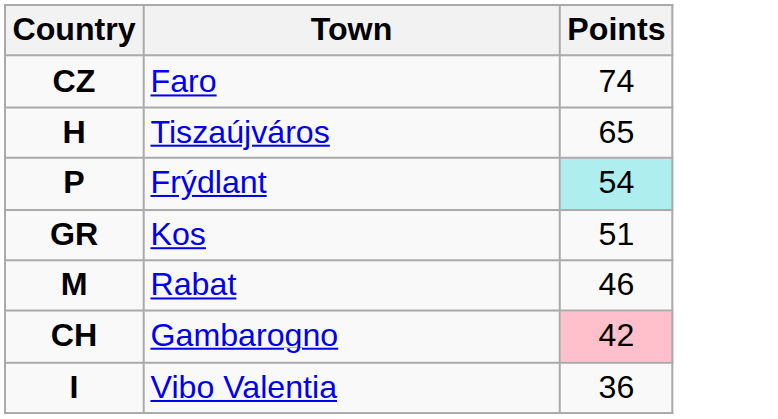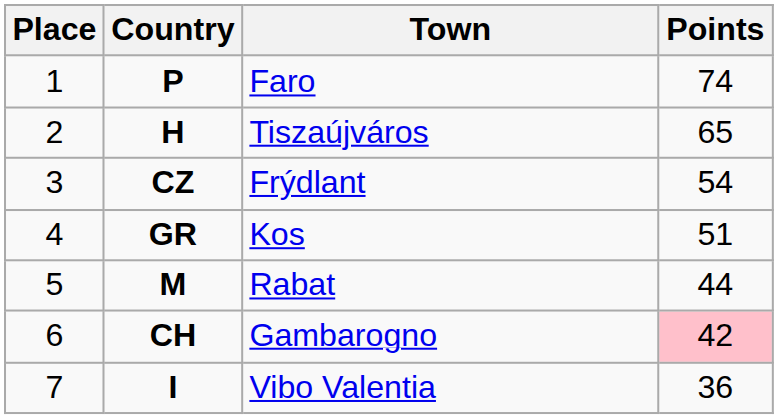+ column: (54, 30)
(74, 81) CZ -> (173, 81) P
(74, 183) P -> (173, 183) CZ
(616, 183) paleturquoise background -> (715, 183) no background
(616, 285) 46 -> (715, 285) 44
